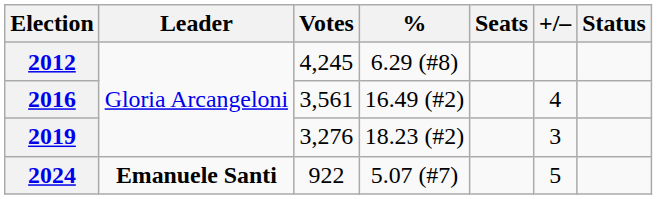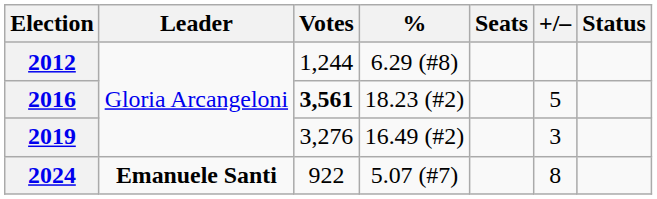(326, 61) 4,245 -> (326, 61) 1,244
(326, 99) normal -> (326, 99) bold
(414, 99) 16.49 (#2) -> (414, 99) 18.23 (#2)
(555, 99) 4 -> (555, 99) 5
(414, 136) 18.23 (#2) -> (414, 136) 16.49 (#2)
(555, 174) 5 -> (555, 174) 8
